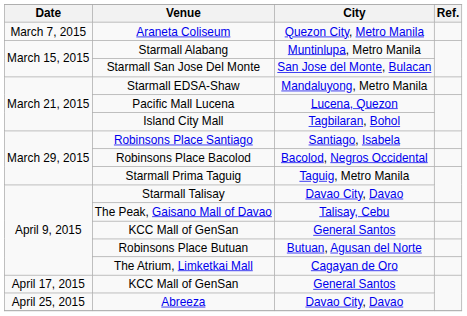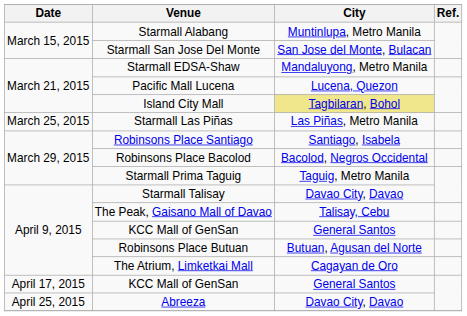- row: (48, 31)
(354, 122) no background -> (354, 104) khaki background
+ row: (48, 122)
